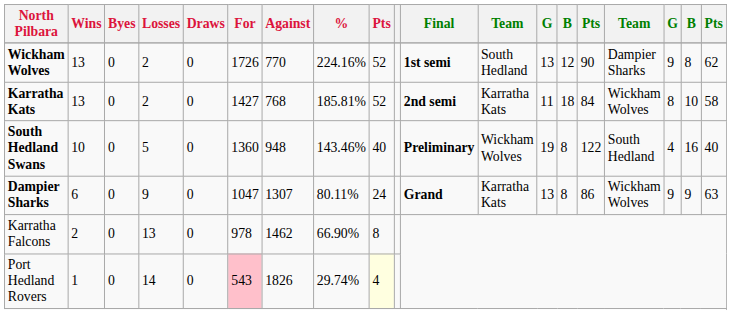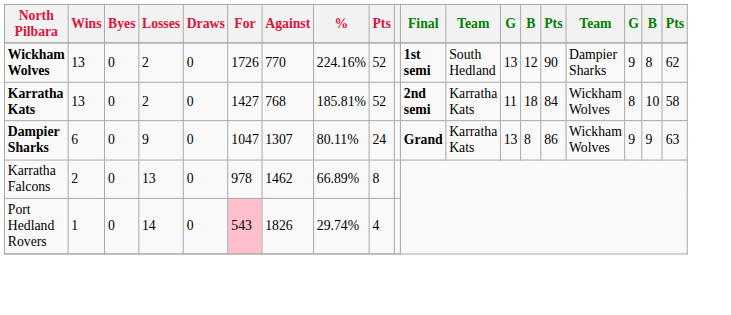- row: (33, 148)
(338, 233) 66.90% -> (338, 178) 66.89%
(376, 280) lightyellow background -> (376, 225) no background
